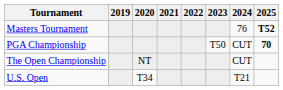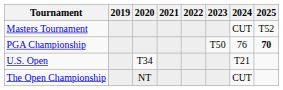(242, 29) 76 -> (242, 29) CUT
(266, 29) bold -> (266, 29) normal
(242, 45) CUT -> (242, 45) 76
rows swapped: (27, 77) <-> (56, 61)
